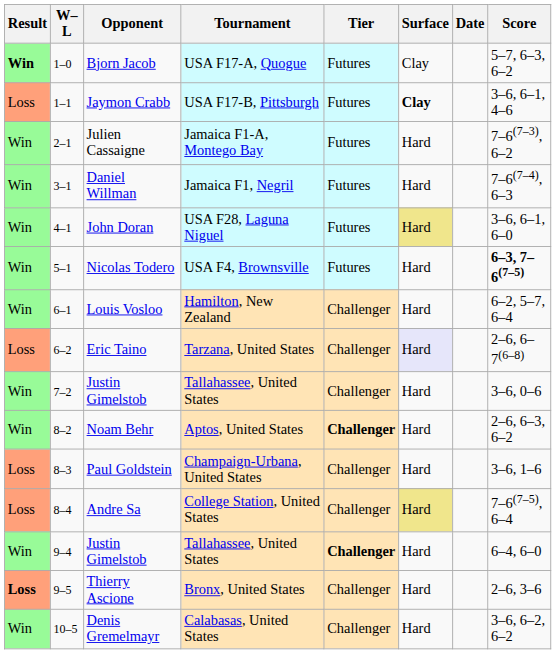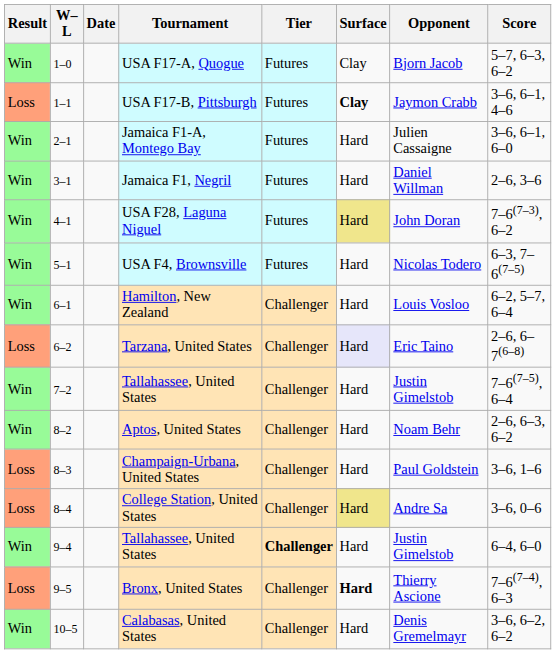columns swapped: (470, 24) <-> (132, 24)
(21, 63) bold -> (20, 63) normal
(517, 143) 7–6(7–3), 6–2 -> (518, 141) 3–6, 6–1, 6–0
(517, 186) 7–6(7–4), 6–3 -> (516, 180) 2–6, 3–6
(518, 226) 3–6, 6–1, 6–0 -> (517, 221) 7–6(7–3), 6–2
(513, 267) bold -> (513, 264) normal
(516, 390) 3–6, 0–6 -> (517, 388) 7–6(7–5), 6–4
(361, 429) bold -> (296, 429) normal
(517, 509) 7–6(7–5), 6–4 -> (516, 508) 3–6, 0–6
(22, 590) bold -> (21, 588) normal
(416, 590) normal -> (356, 588) bold
(516, 590) 2–6, 3–6 -> (517, 588) 7–6(7–4), 6–3
